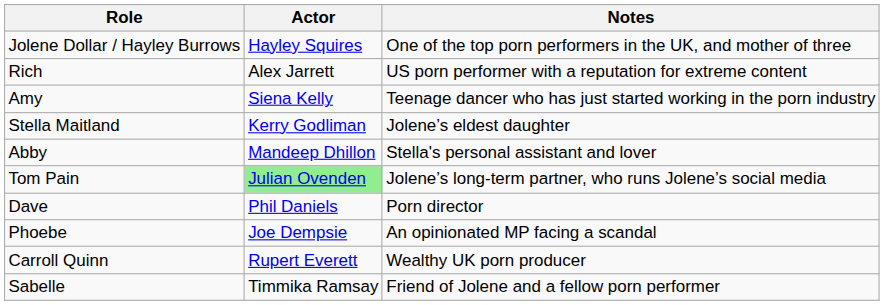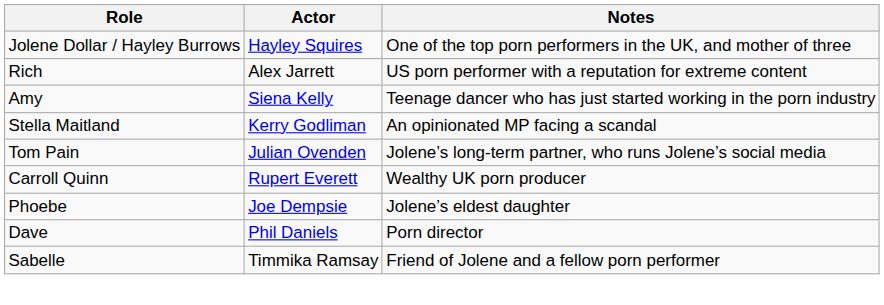(478, 125) Jolene’s eldest daughter -> (521, 125) An opinionated MP facing a scandal
- row: (28, 152)
(307, 179) lightgreen background -> (307, 152) no background
rows swapped: (58, 260) <-> (28, 206)
(521, 233) An opinionated MP facing a scandal -> (478, 206) Jolene’s eldest daughter
